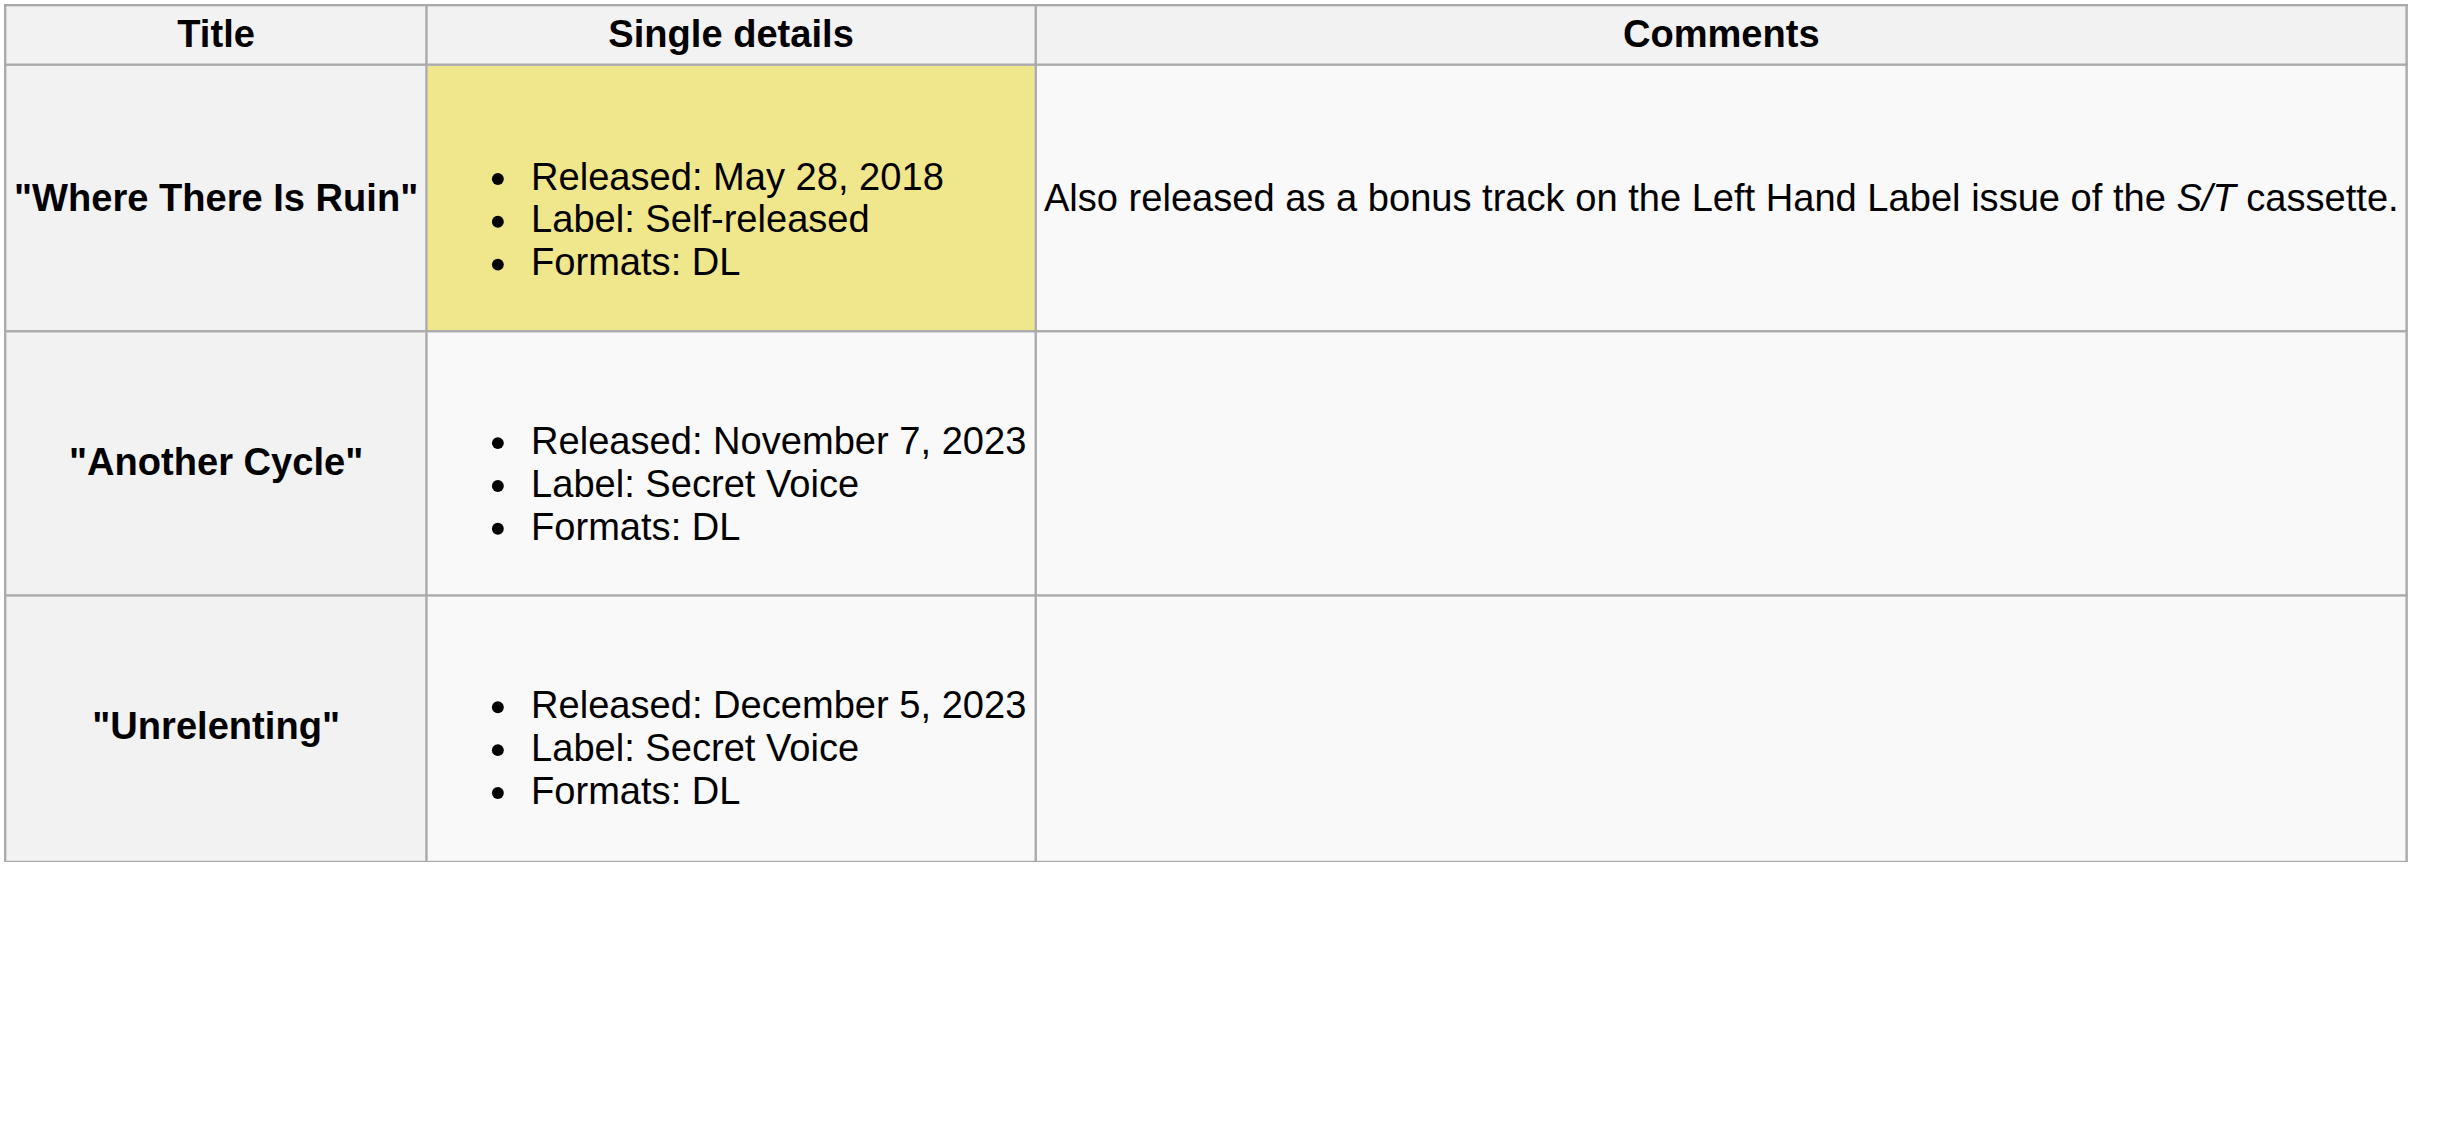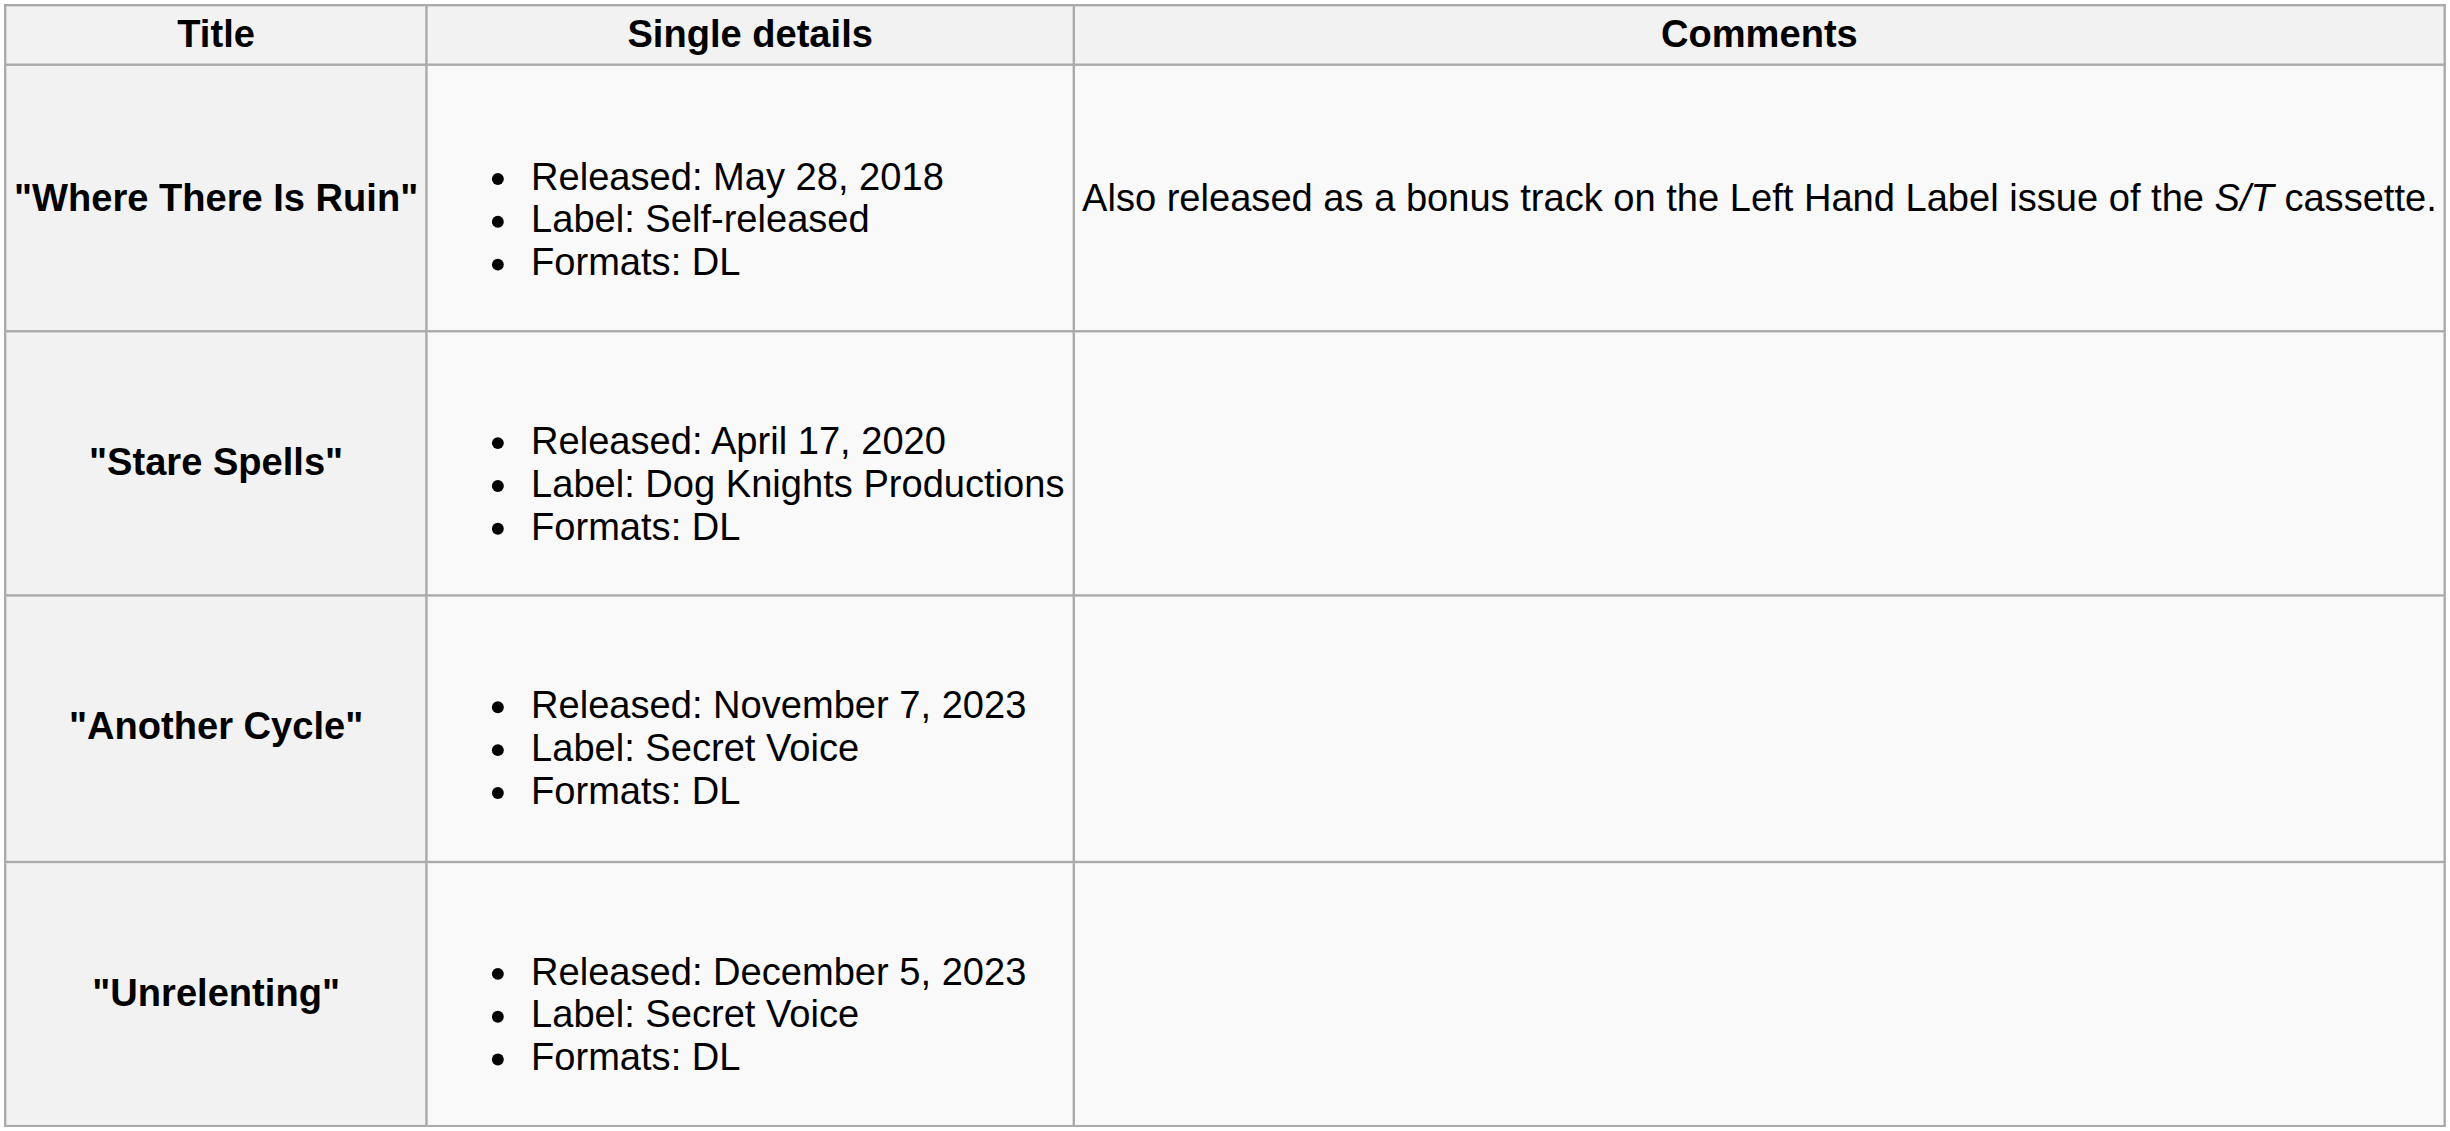(731, 220) khaki background -> (750, 220) no background
+ row: (216, 462)
